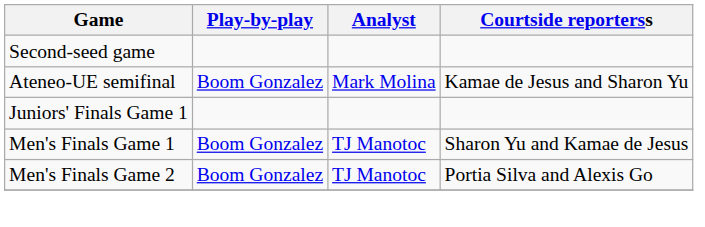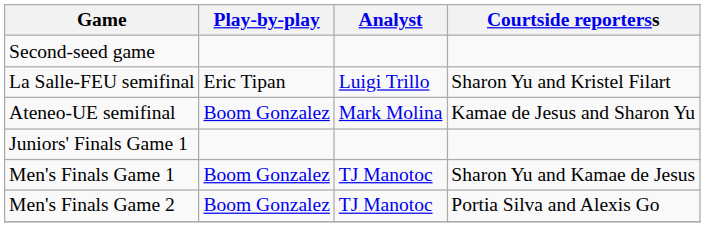+ row: (102, 81)
